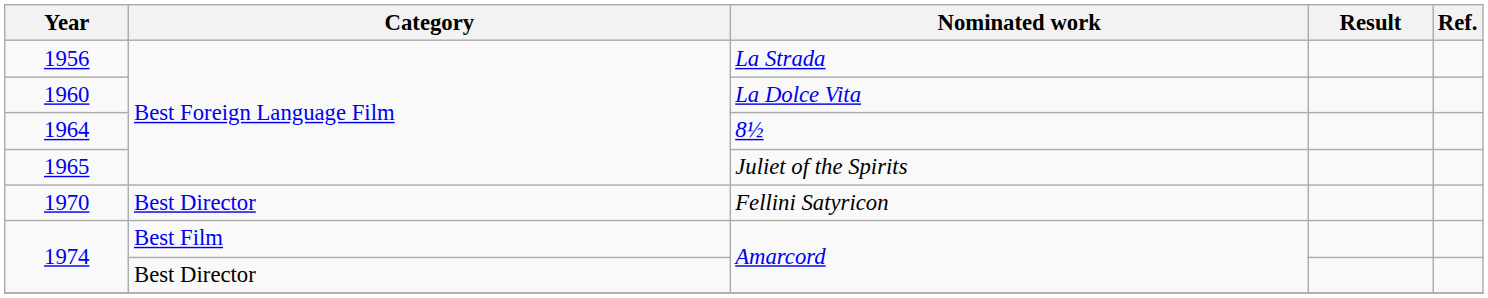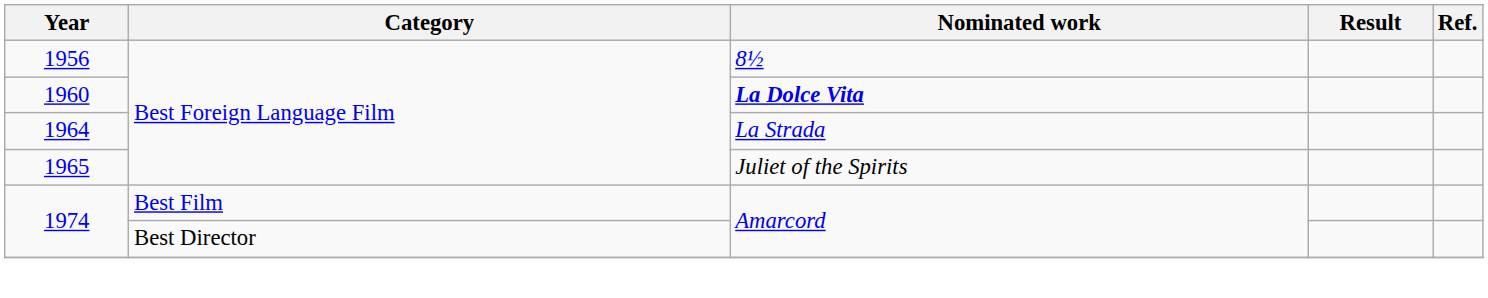(780, 58) La Strada -> (749, 58) 8½
(798, 94) normal -> (800, 94) bold
(749, 130) 8½ -> (780, 130) La Strada
- row: (67, 202)
